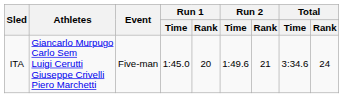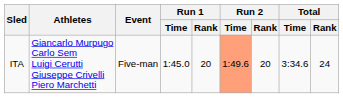(236, 64) no background -> (236, 64) lightsalmon background
(265, 64) 21 -> (265, 64) 20
